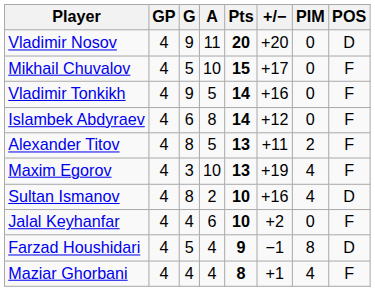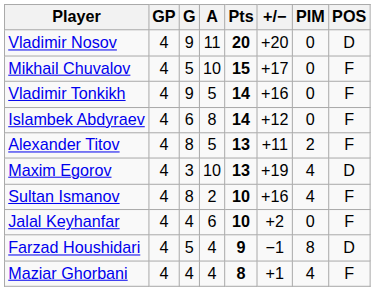(349, 171) F -> (349, 171) D
(349, 196) D -> (349, 196) F
